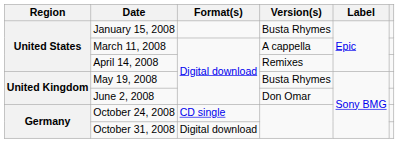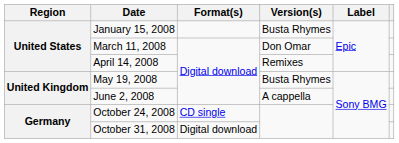(286, 46) A cappella -> (286, 46) Don Omar
(286, 96) Don Omar -> (286, 96) A cappella
